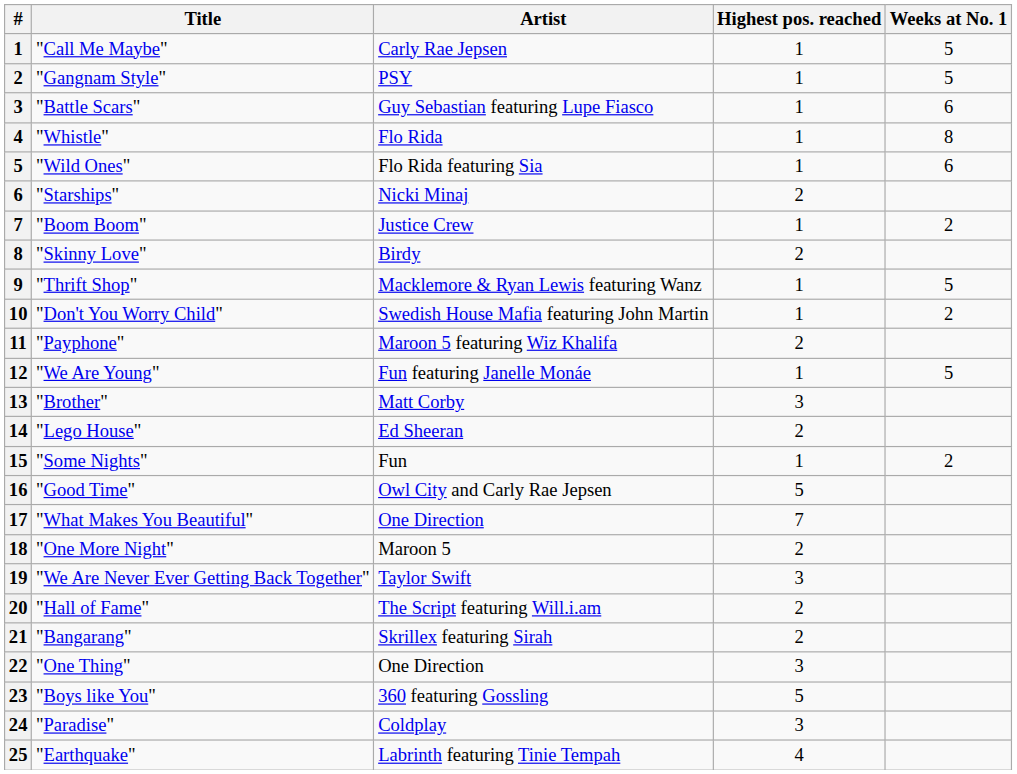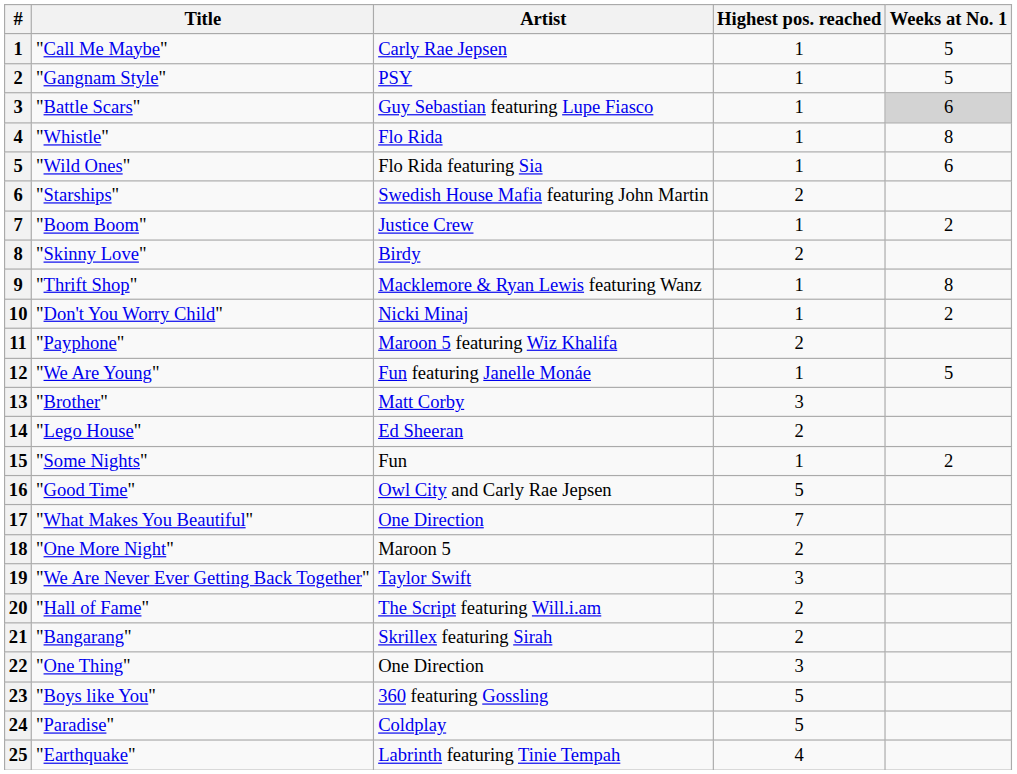(949, 107) no background -> (949, 107) lightgrey background
(423, 195) Nicki Minaj -> (543, 195) Swedish House Mafia featuring John Martin
(949, 284) 5 -> (949, 284) 8
(543, 313) Swedish House Mafia featuring John Martin -> (423, 313) Nicki Minaj
(799, 725) 3 -> (799, 725) 5
